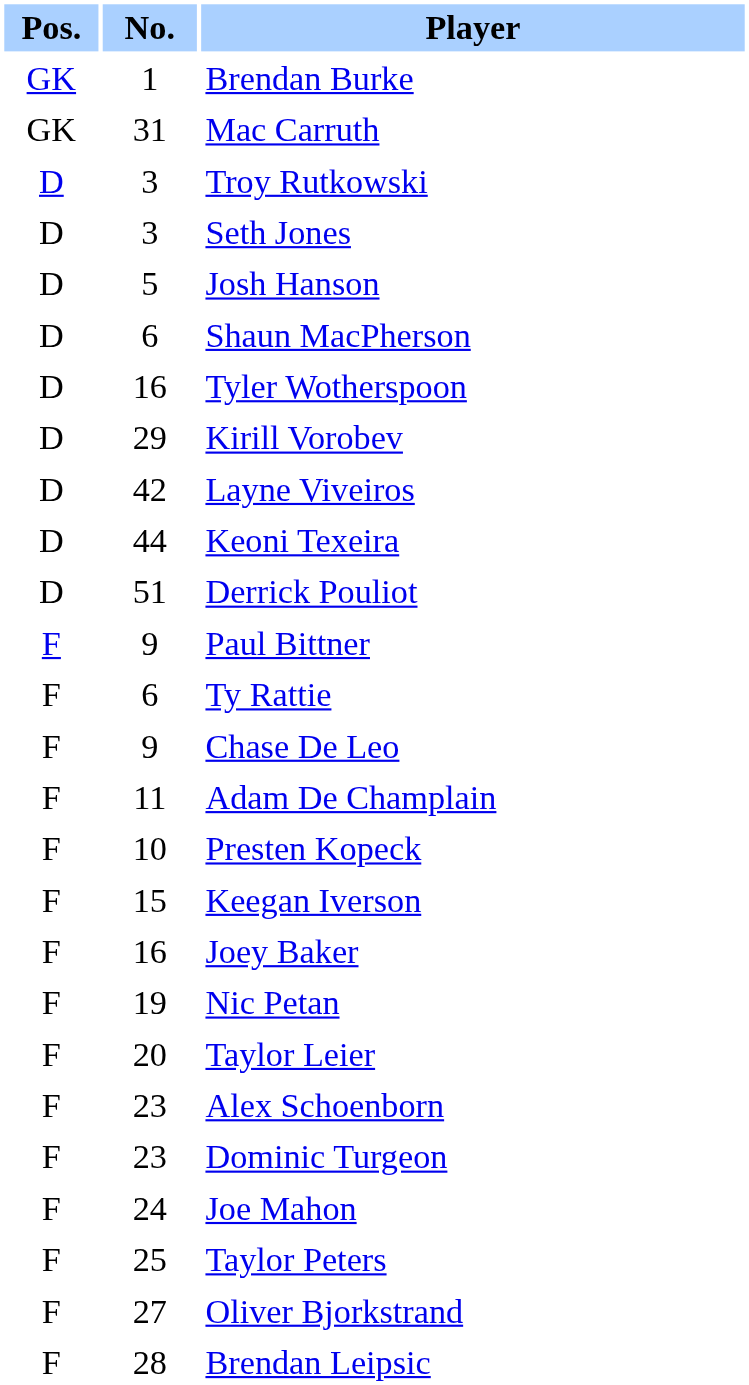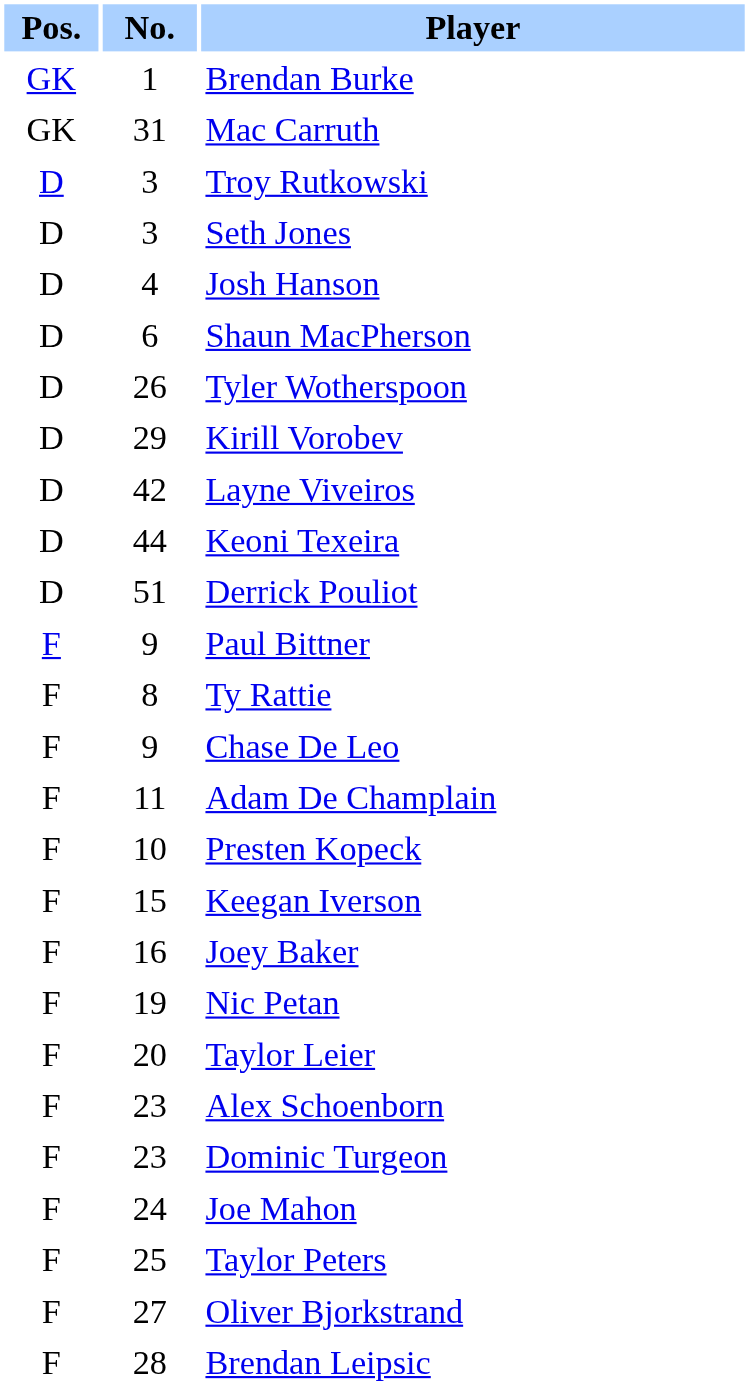(150, 284) 5 -> (150, 284) 4
(150, 386) 16 -> (150, 386) 26
(150, 694) 6 -> (150, 694) 8
